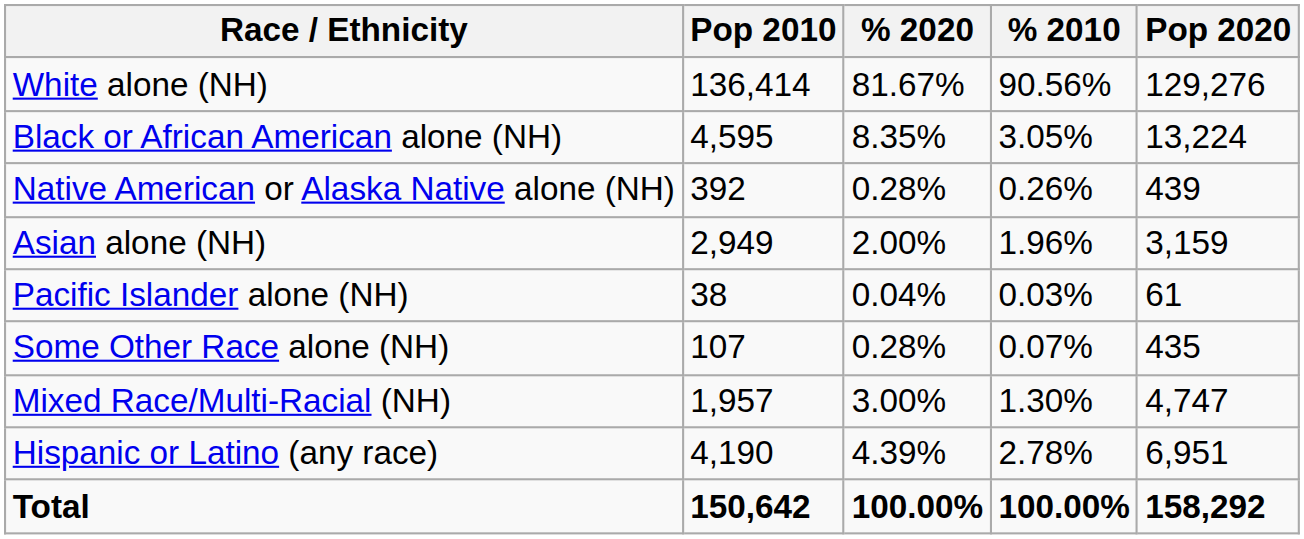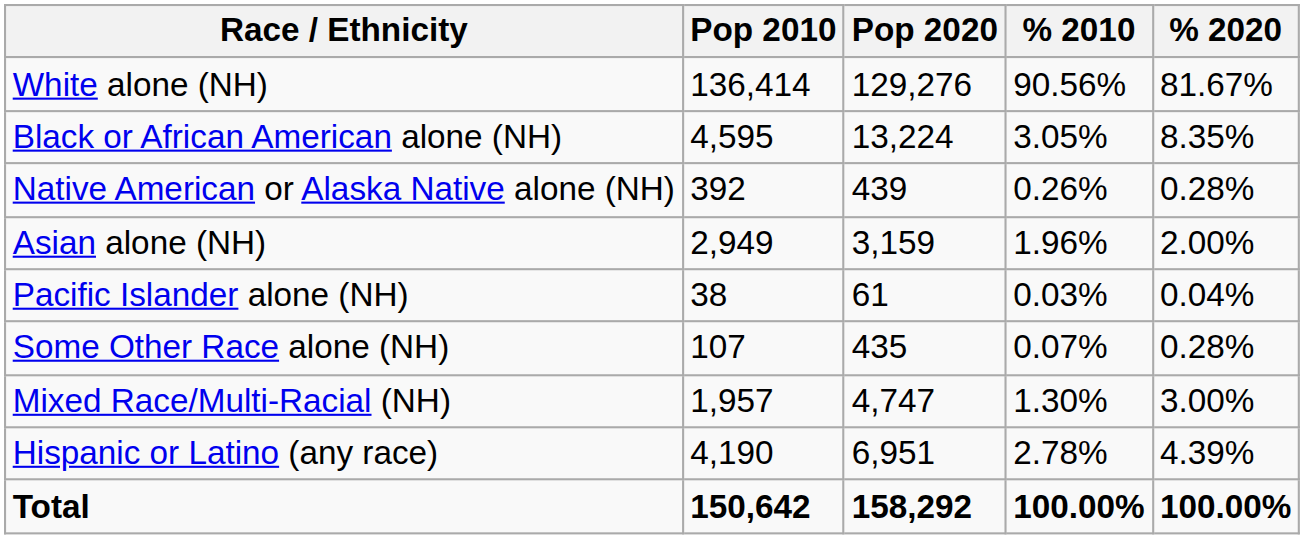columns swapped: (1218, 30) <-> (917, 30)
